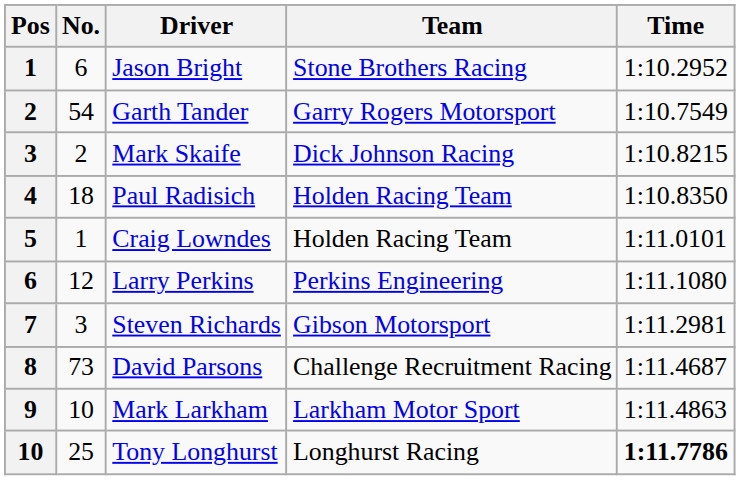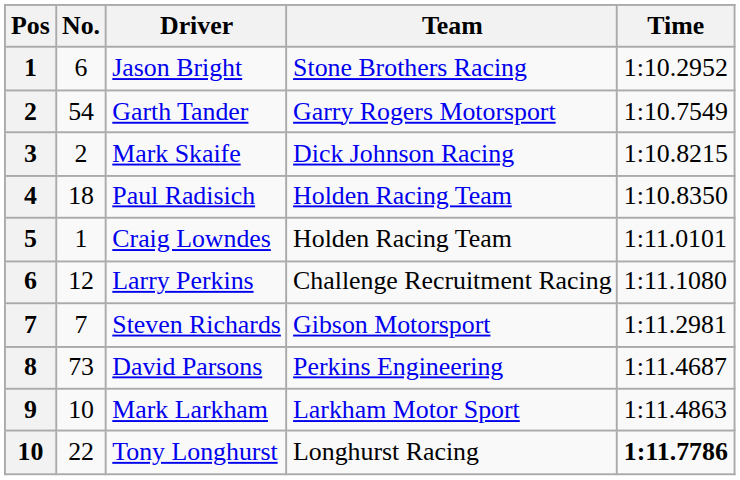(398, 281) Perkins Engineering -> (452, 281) Challenge Recruitment Racing
(81, 323) 3 -> (81, 323) 7
(452, 366) Challenge Recruitment Racing -> (398, 366) Perkins Engineering
(81, 451) 25 -> (81, 451) 22
